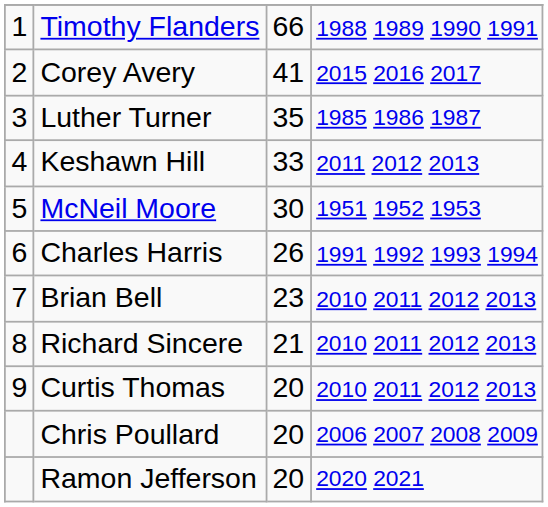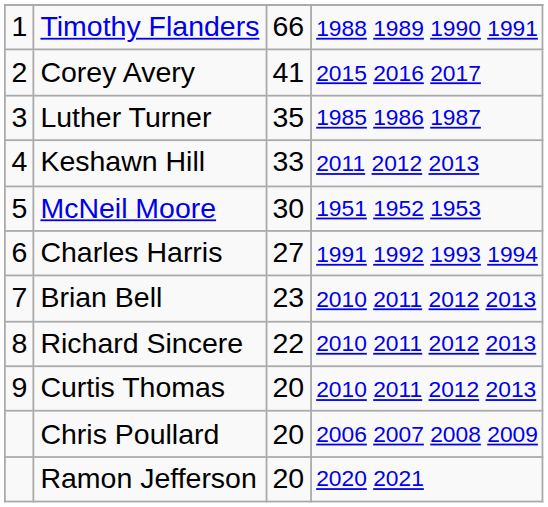(288, 252) 26 -> (288, 252) 27
(288, 343) 21 -> (288, 343) 22
